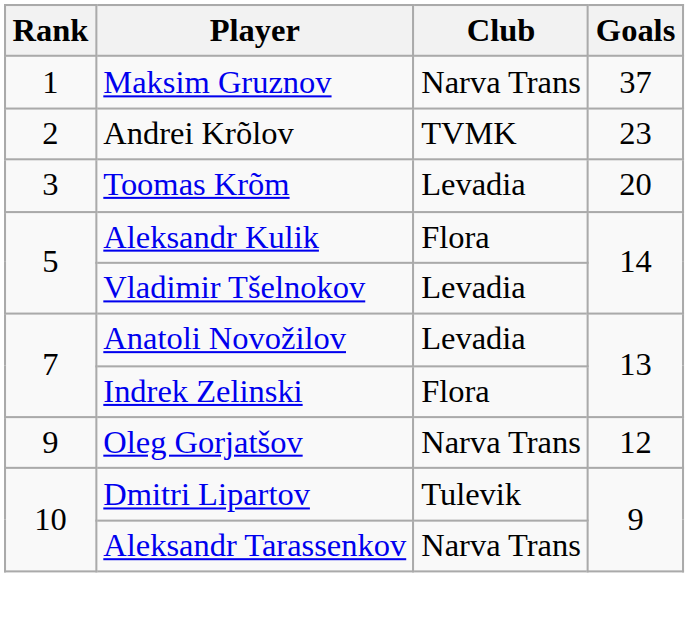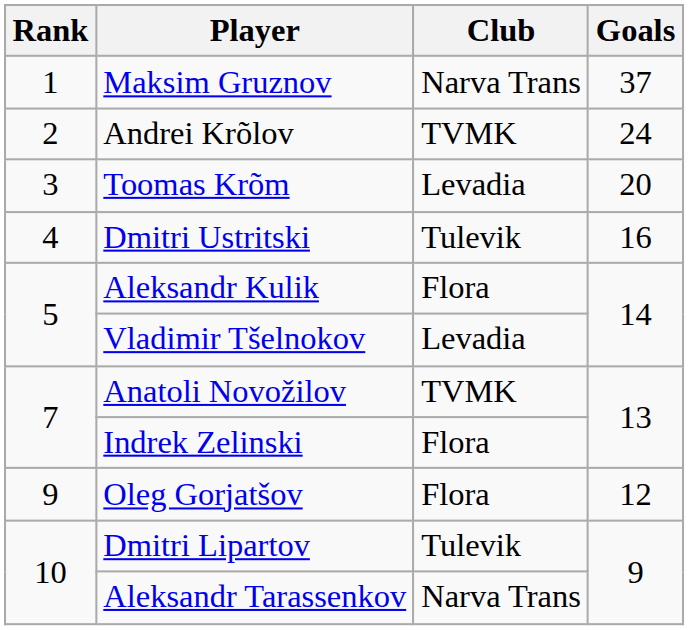(636, 133) 23 -> (636, 133) 24
+ row: (207, 236)
(474, 339) Levadia -> (469, 390) TVMK
(501, 442) Narva Trans -> (455, 493) Flora
